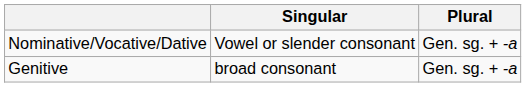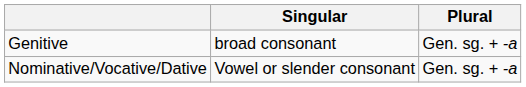rows swapped: (108, 43) <-> (38, 69)
